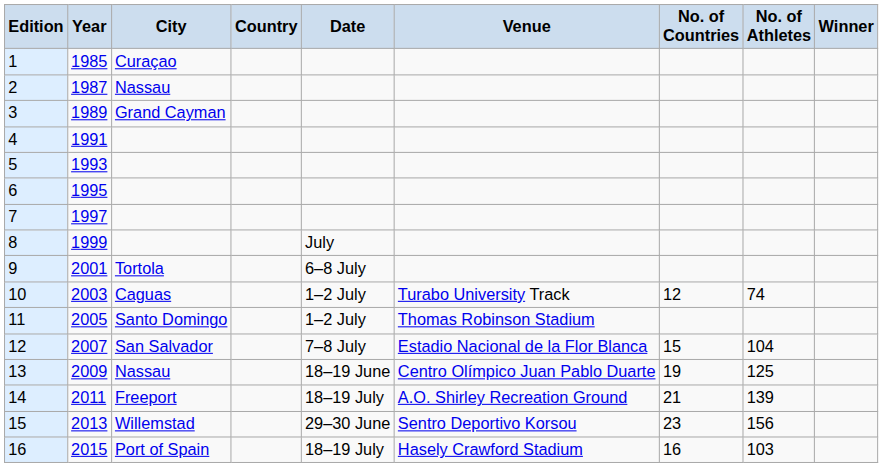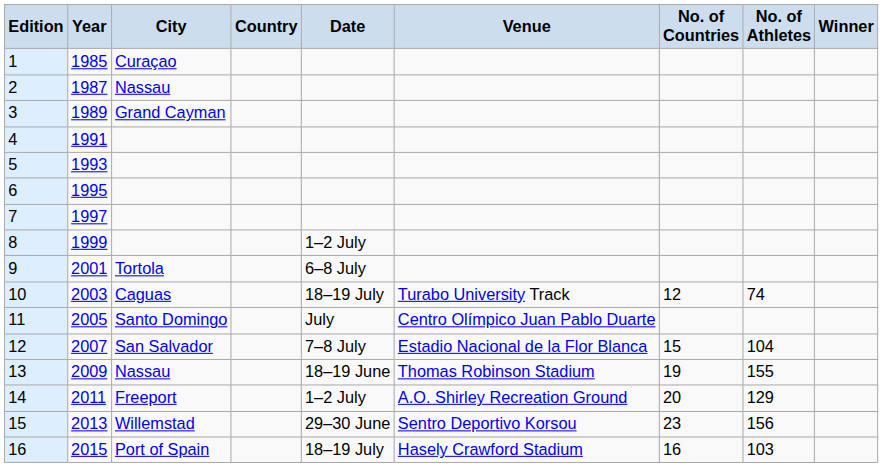(320, 242) July -> (335, 242) 1–2 July
(335, 294) 1–2 July -> (344, 294) 18–19 July
(335, 320) 1–2 July -> (320, 320) July
(496, 320) Thomas Robinson Stadium -> (527, 320) Centro Olímpico Juan Pablo Duarte
(527, 372) Centro Olímpico Juan Pablo Duarte -> (496, 372) Thomas Robinson Stadium
(760, 372) 125 -> (760, 372) 155
(344, 398) 18–19 July -> (335, 398) 1–2 July
(672, 398) 21 -> (672, 398) 20
(760, 398) 139 -> (760, 398) 129
